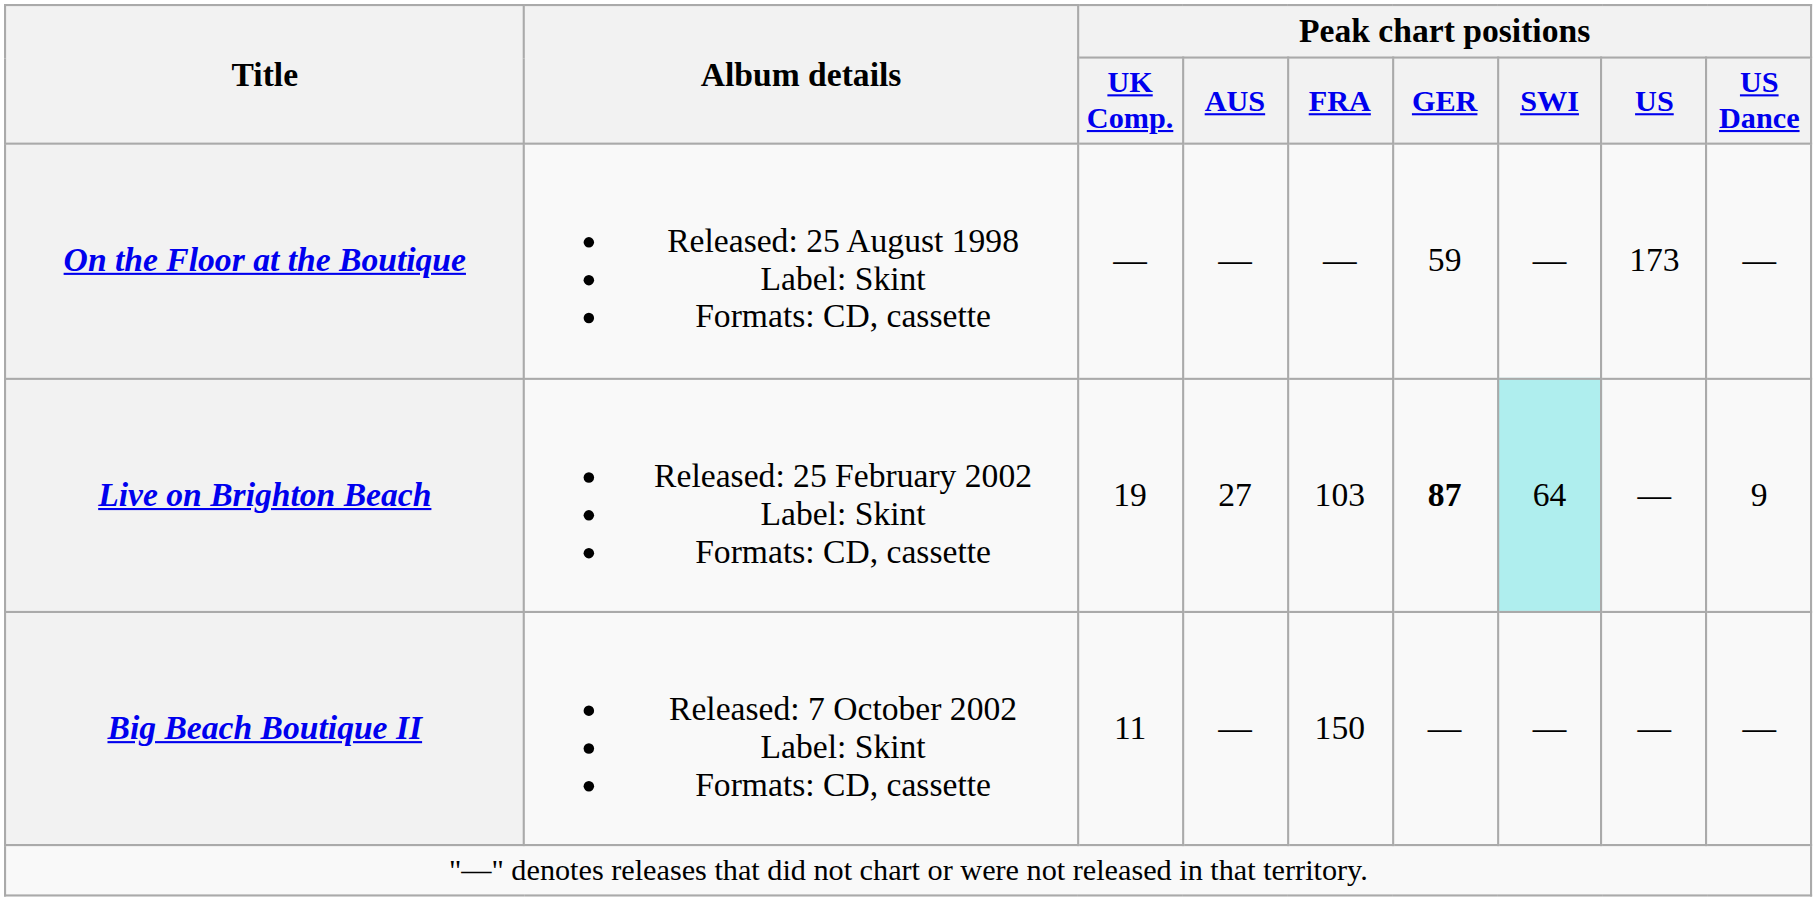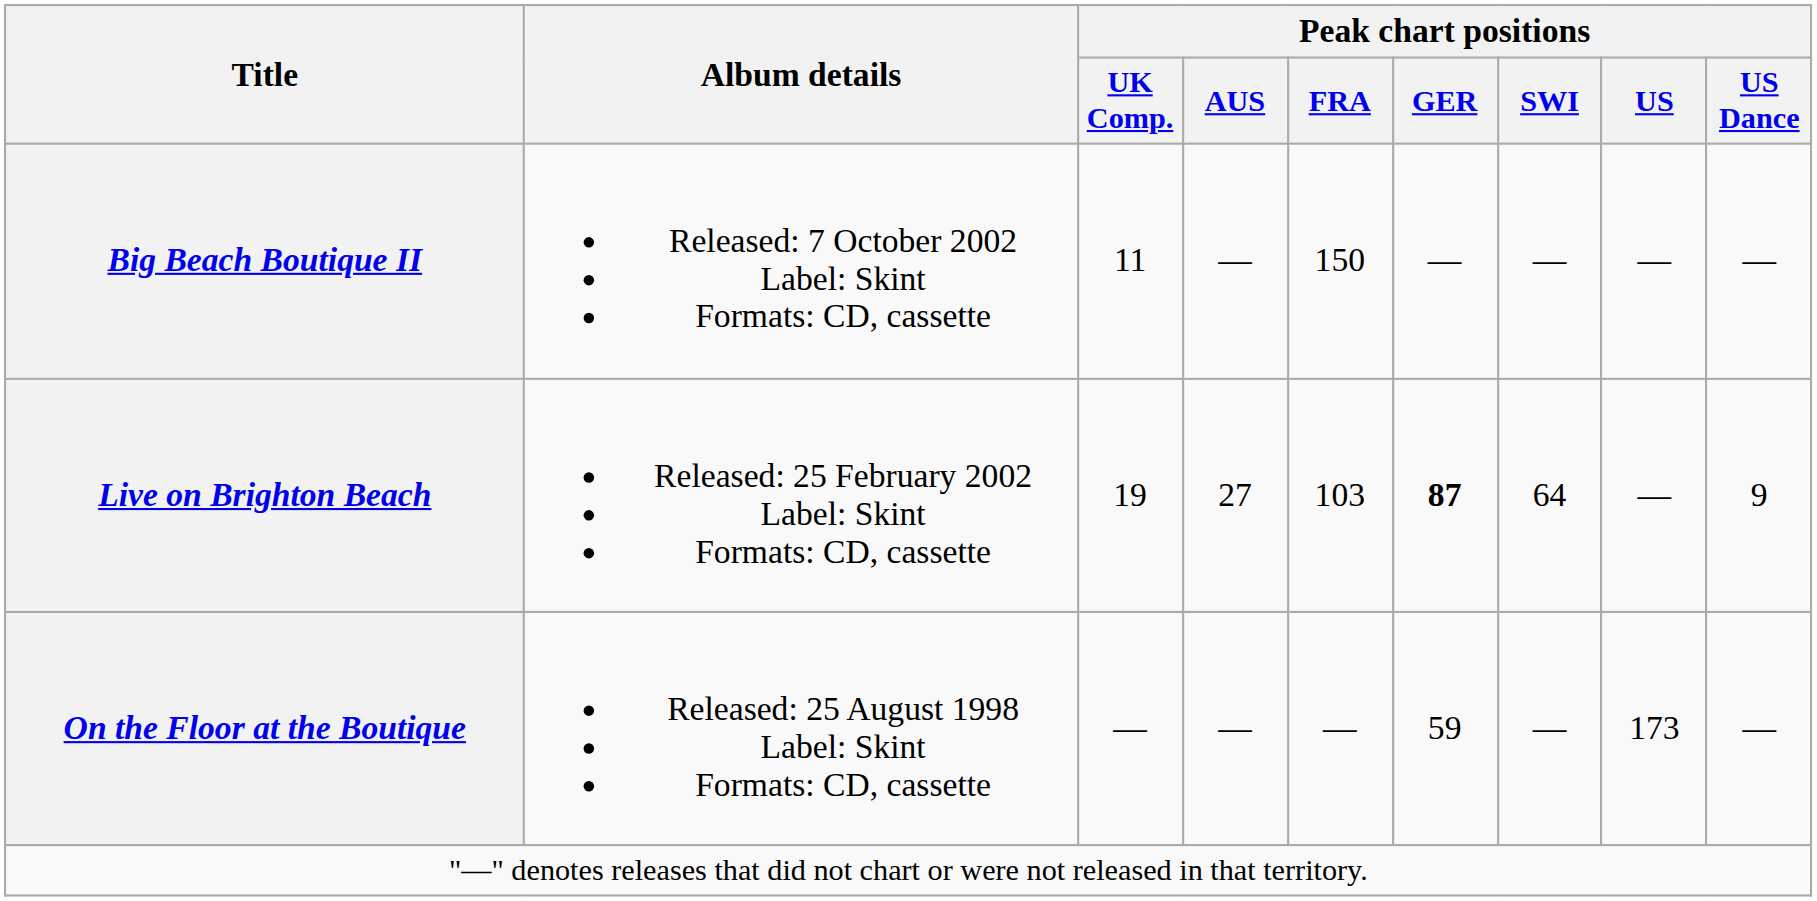rows swapped: (265, 260) <-> (265, 728)
(1550, 494) paleturquoise background -> (1550, 494) no background
